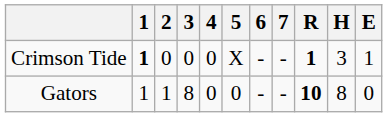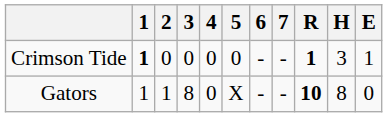(236, 58) X -> (236, 58) 0
(236, 93) 0 -> (236, 93) X
